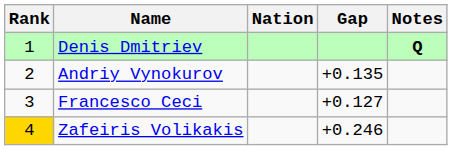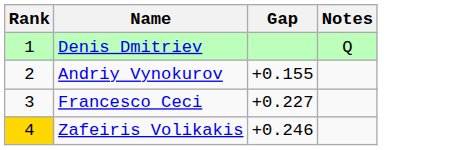- column: (283, 19)
(417, 47) bold -> (347, 47) normal
(353, 75) +0.135 -> (283, 75) +0.155
(353, 103) +0.127 -> (283, 103) +0.227
